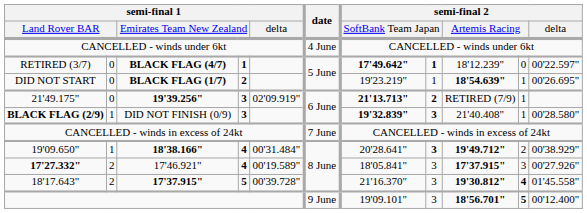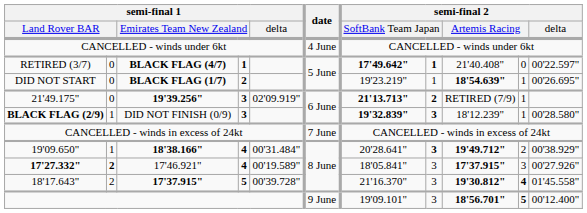(480, 64) 18'12.239" -> (480, 64) 21'40.408"
(480, 114) 21'40.408" -> (480, 114) 18'12.239"
(112, 165) normal -> (112, 165) bold
